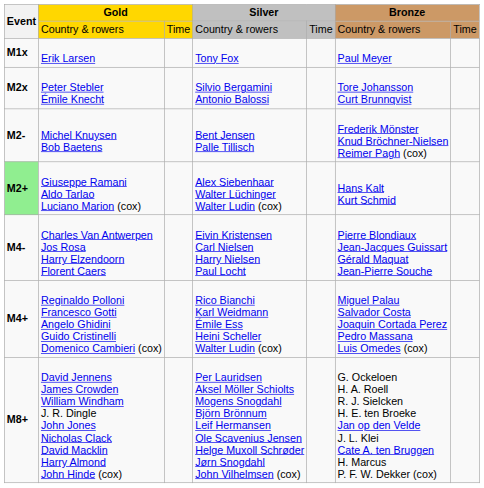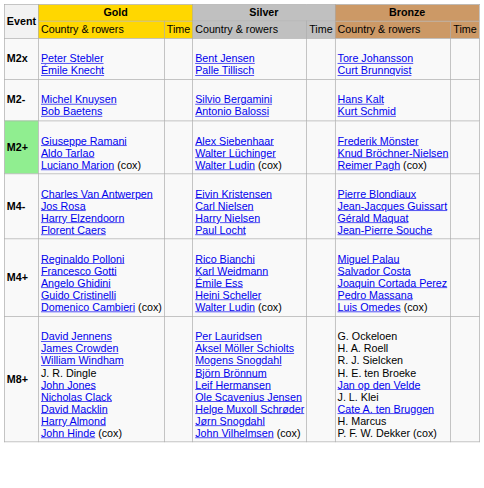- row: (68, 59)
(234, 94) Silvio Bergamini Antonio Balossi -> (225, 65) Bent Jensen Palle Tillisch
(225, 141) Bent Jensen Palle Tillisch -> (234, 106) Silvio Bergamini Antonio Balossi
(393, 141) Frederik Mönster Knud Bröchner-Nielsen Reimer Pagh (cox) -> (367, 106) Hans Kalt Kurt Schmid
(367, 194) Hans Kalt Kurt Schmid -> (393, 153) Frederik Mönster Knud Bröchner-Nielsen Reimer Pagh (cox)
